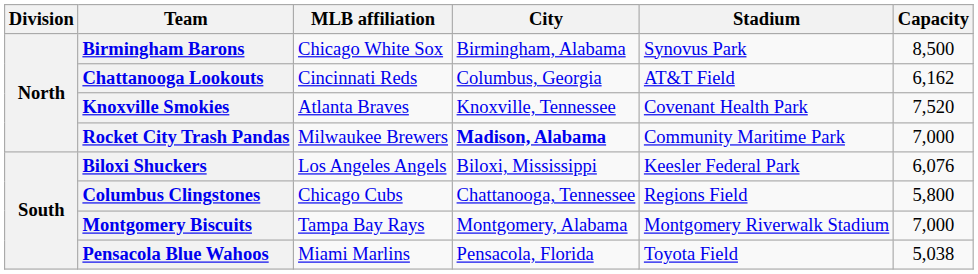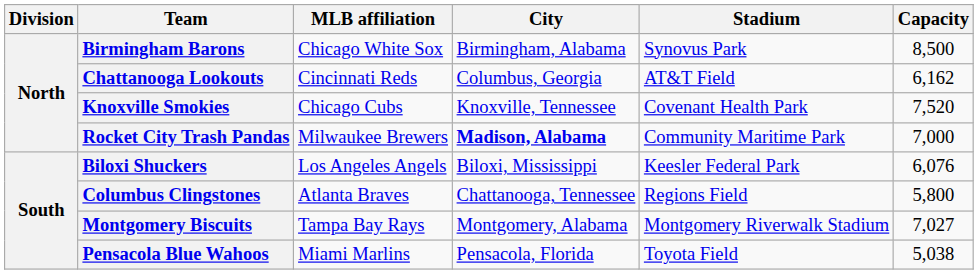(353, 107) Atlanta Braves -> (350, 107) Chicago Cubs
(350, 195) Chicago Cubs -> (353, 195) Atlanta Braves
(933, 225) 7,000 -> (933, 225) 7,027
